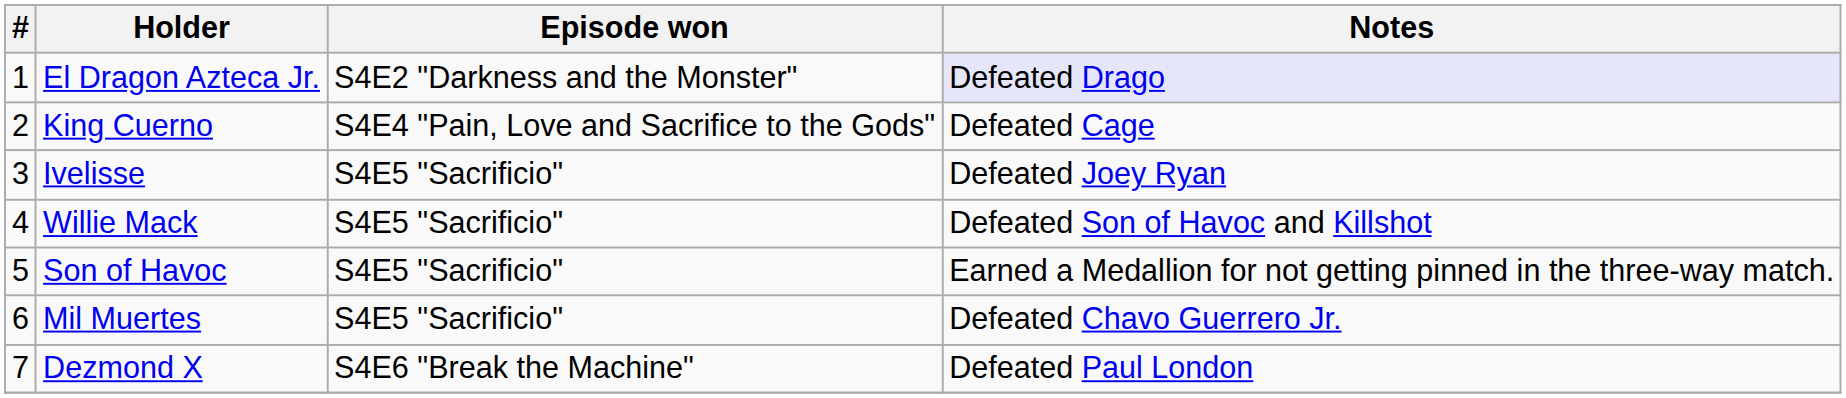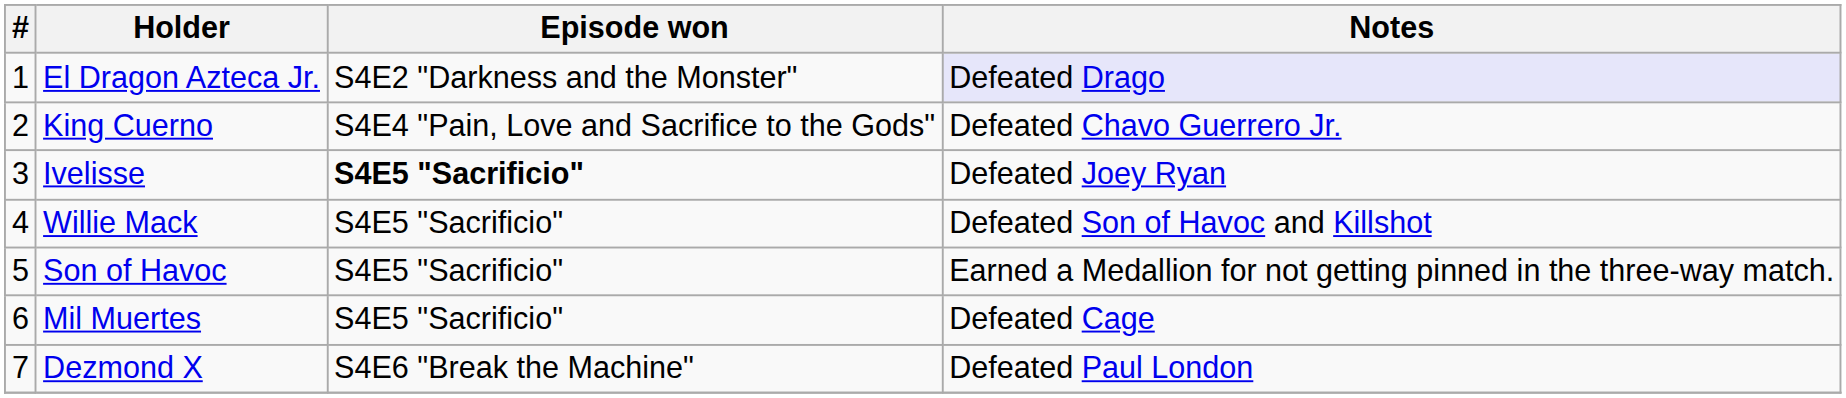(1052, 125) Defeated Cage -> (1145, 125) Defeated Chavo Guerrero Jr.
(449, 174) normal -> (459, 174) bold
(1145, 319) Defeated Chavo Guerrero Jr. -> (1052, 319) Defeated Cage
